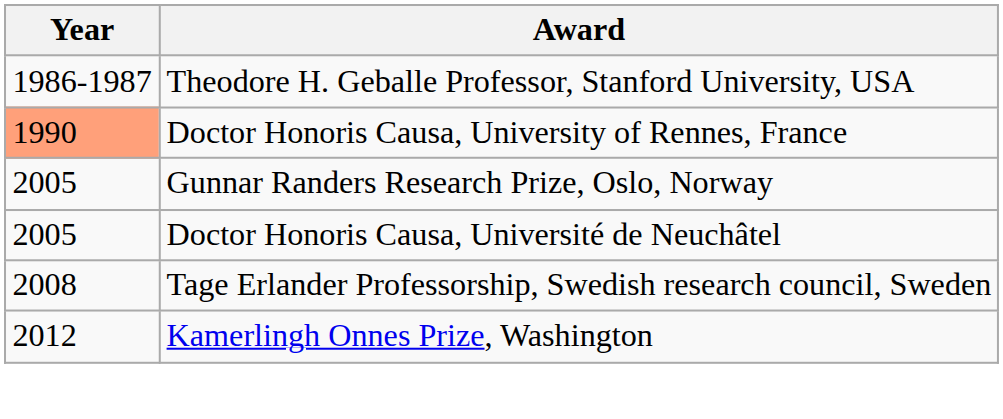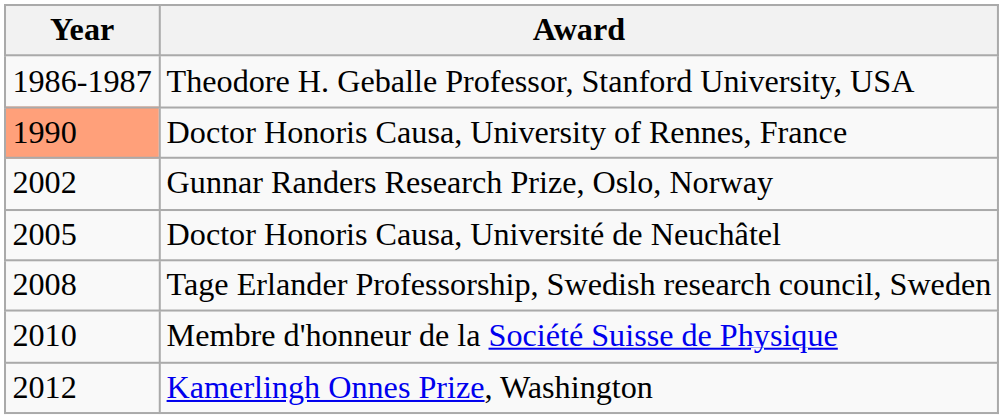(45, 183) 2005 -> (45, 183) 2002
+ row: (502, 336)
